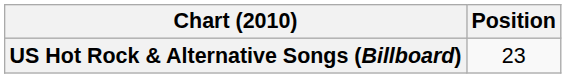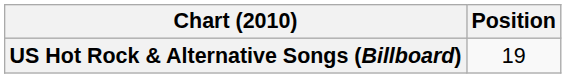(514, 55) 23 -> (514, 55) 19
